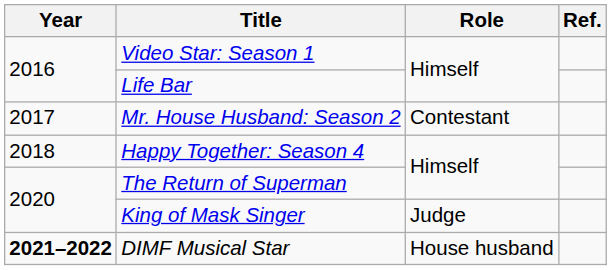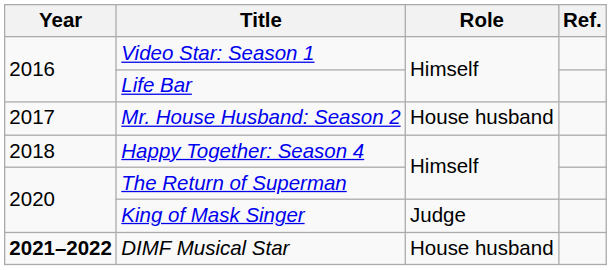(460, 118) Contestant -> (482, 118) House husband
